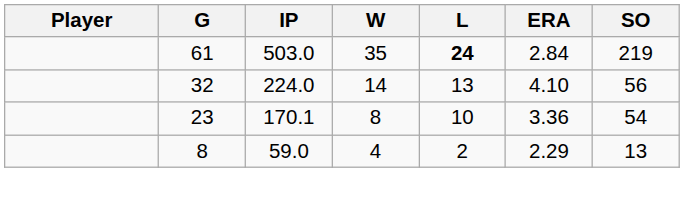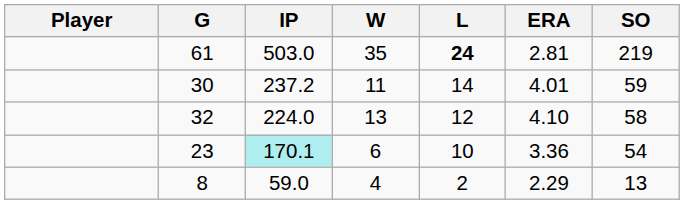(549, 53) 2.84 -> (549, 53) 2.81
+ row: (202, 85)
(376, 85) 14 -> (376, 118) 13
(462, 85) 13 -> (462, 118) 12
(636, 85) 56 -> (636, 118) 58
(289, 118) no background -> (289, 150) paleturquoise background
(376, 118) 8 -> (376, 150) 6
